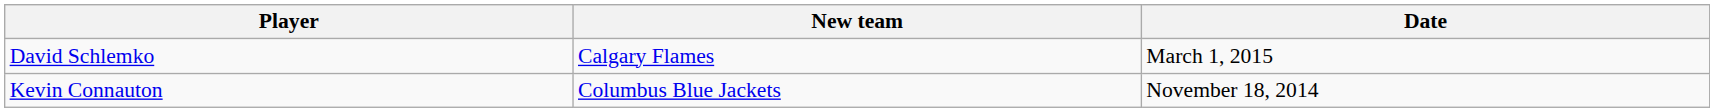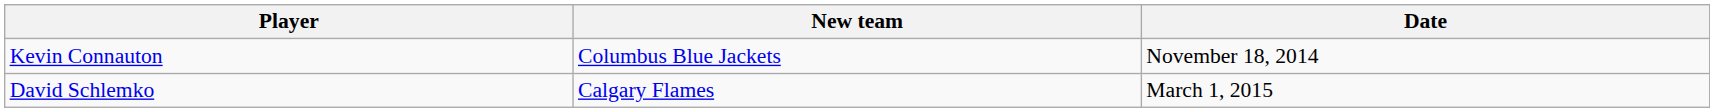rows swapped: (86, 90) <-> (82, 55)
